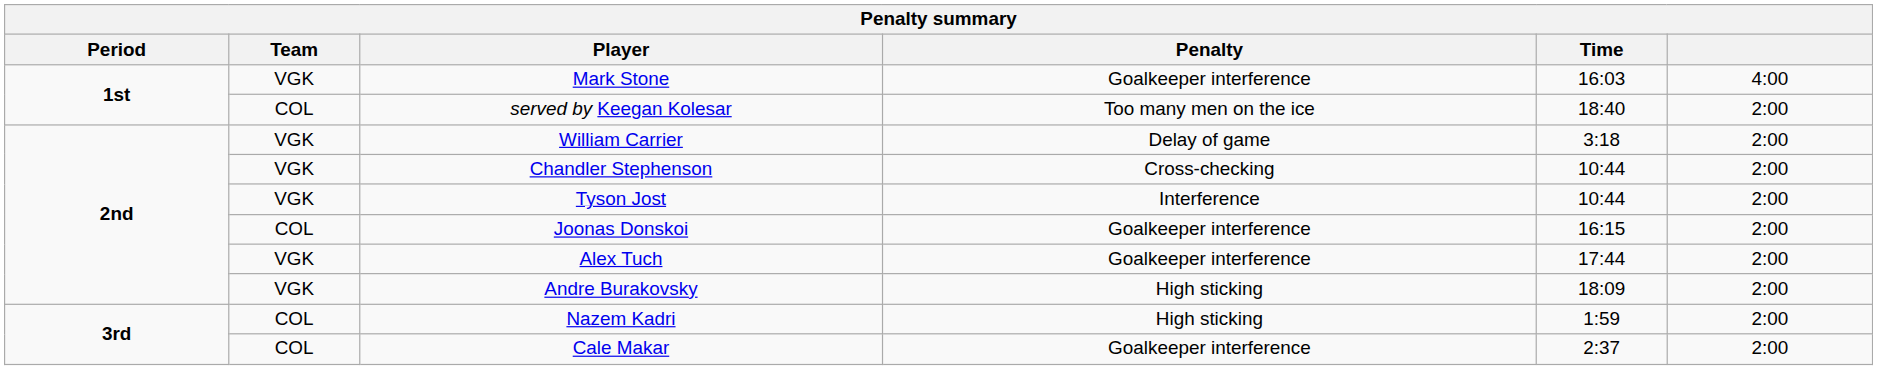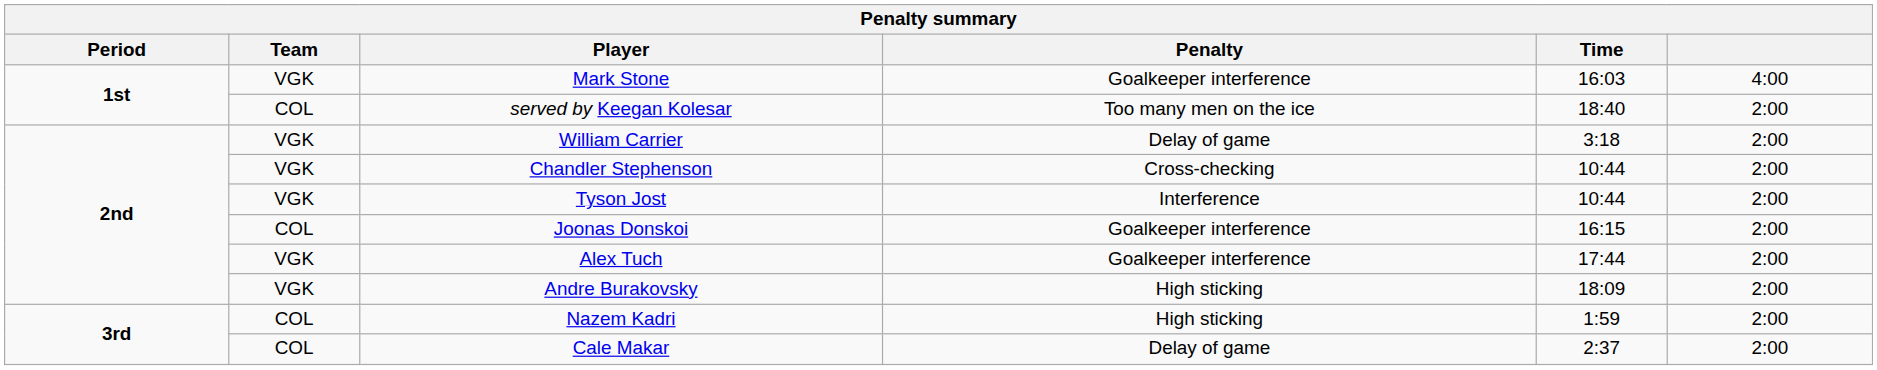(1209, 348) Goalkeeper interference -> (1209, 348) Delay of game
